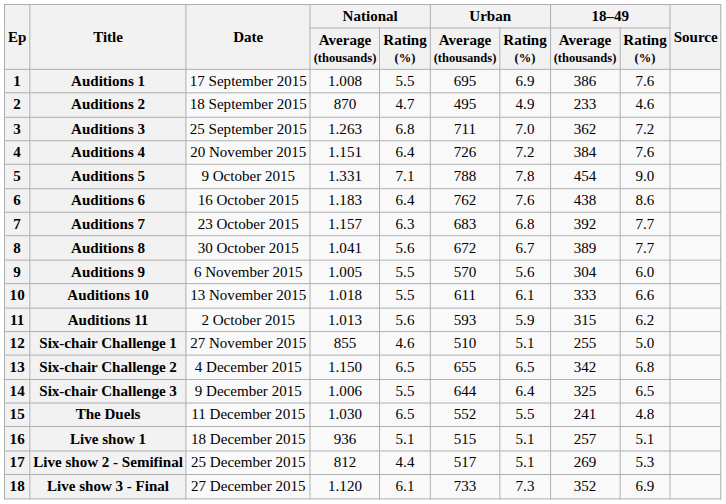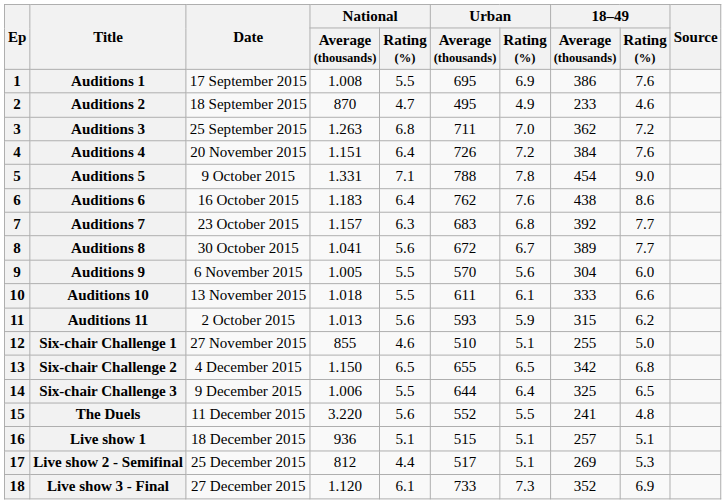(345, 414) 1.030 -> (345, 414) 3.220
(405, 414) 6.5 -> (405, 414) 5.6
